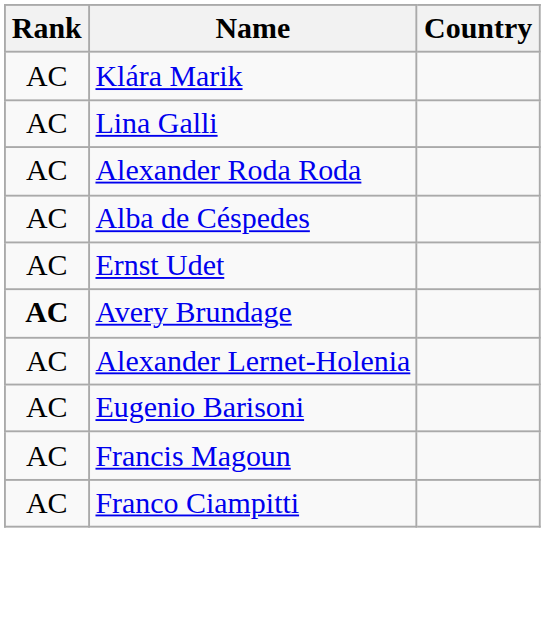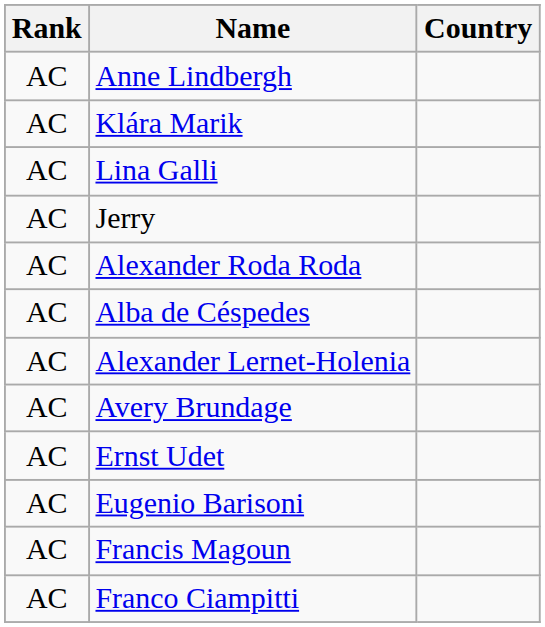+ row: (194, 75)
+ row: (125, 218)
rows swapped: (253, 360) <-> (160, 265)
(47, 312) bold -> (47, 407) normal
